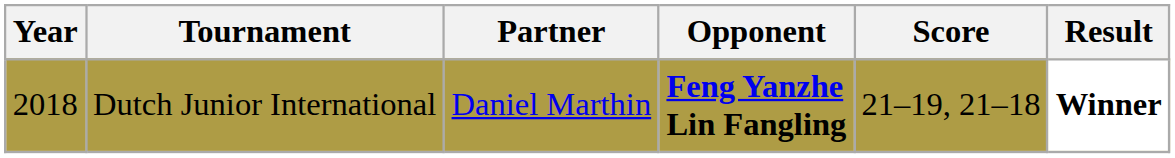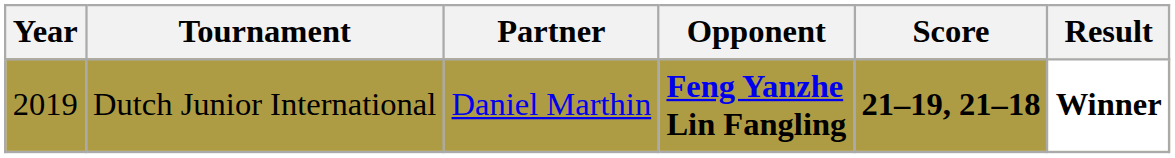(45, 104) 2018 -> (45, 104) 2019
(951, 104) normal -> (951, 104) bold
